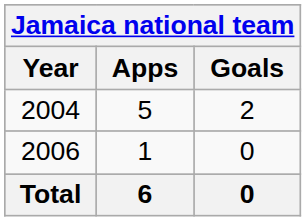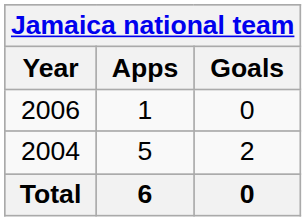rows swapped: (51, 109) <-> (51, 151)
